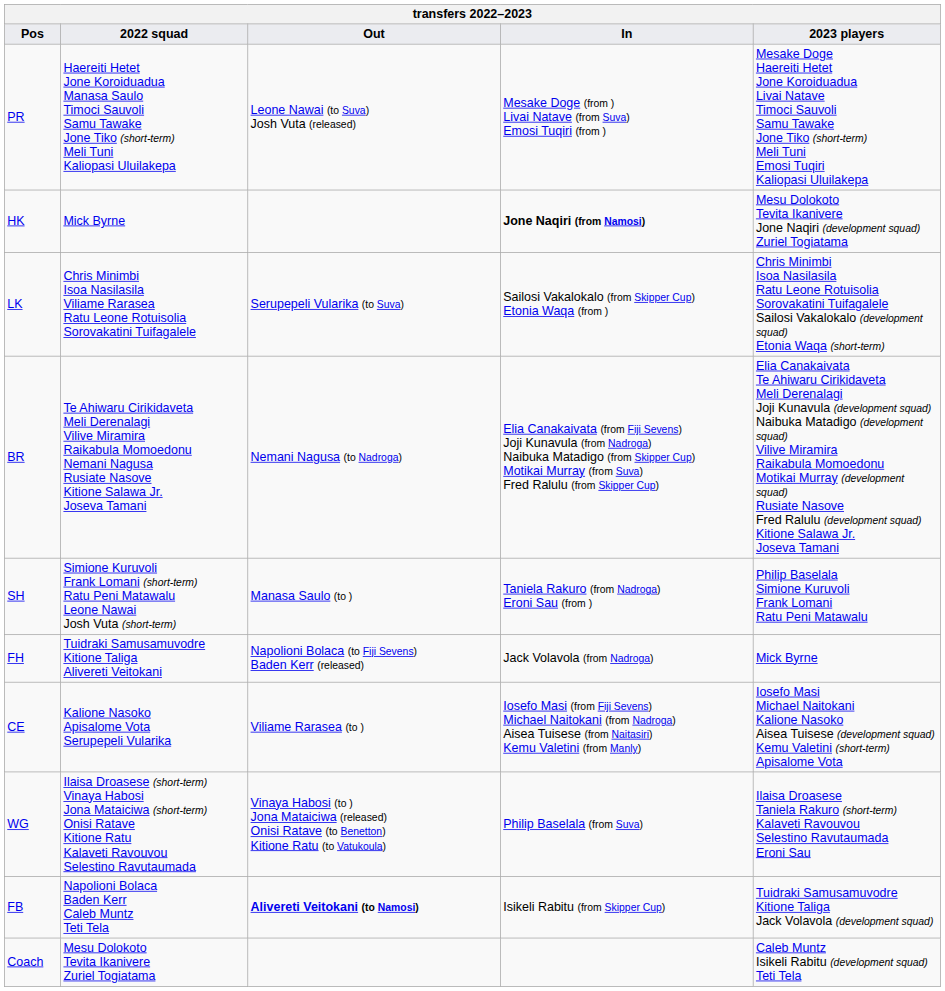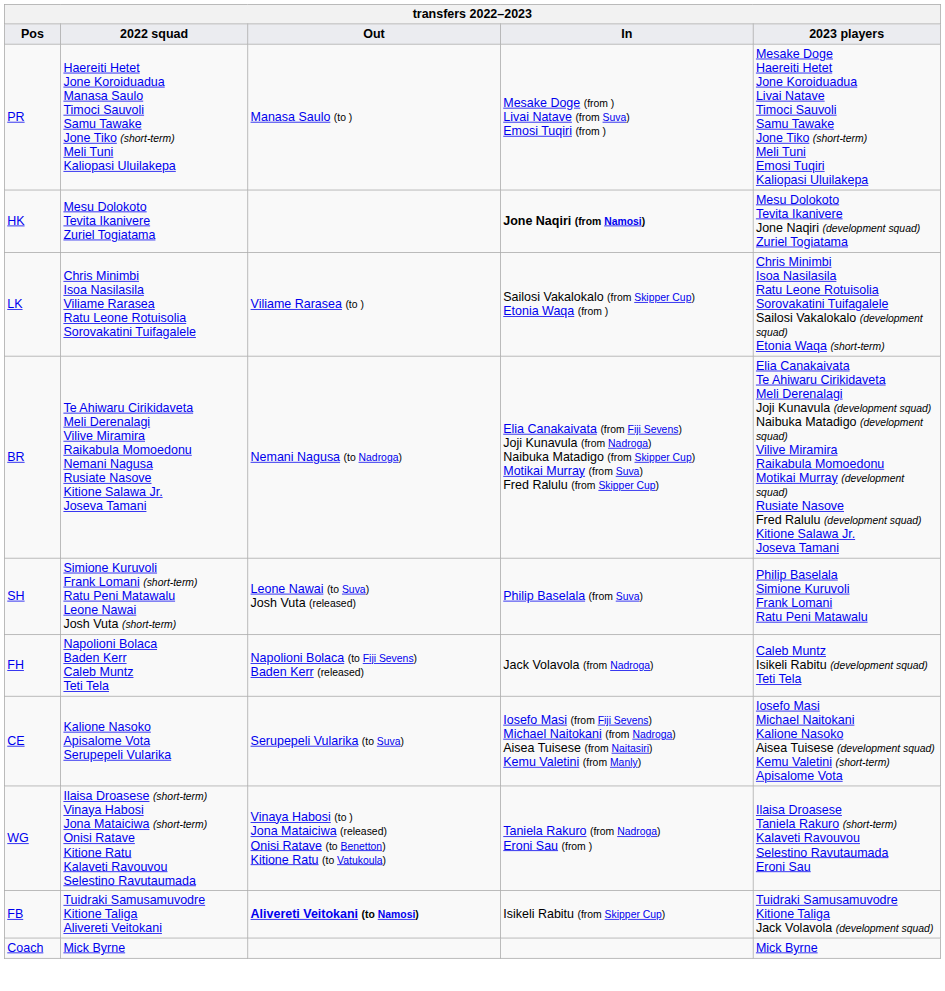(310, 117) Leone Nawai (to Suva) Josh Vuta (released) -> (301, 117) Manasa Saulo (to )
(94, 221) Mick Byrne -> (109, 221) Mesu Dolokoto Tevita Ikanivere Zuriel Togiatama
(327, 304) Serupepeli Vularika (to Suva) -> (307, 304) Viliame Rarasea (to )
(301, 596) Manasa Saulo (to ) -> (310, 596) Leone Nawai (to Suva) Josh Vuta (released)
(582, 596) Taniela Rakuro (from Nadroga) Eroni Sau (from ) -> (573, 596) Philip Baselala (from Suva)
(134, 658) Tuidraki Samusamuvodre Kitione Taliga Alivereti Veitokani -> (110, 665) Napolioni Bolaca Baden Kerr Caleb Muntz Teti Tela
(787, 658) Mick Byrne -> (842, 665) Caleb Muntz Isikeli Rabitu (development squad) Teti Tela
(307, 727) Viliame Rarasea (to ) -> (327, 741) Serupepeli Vularika (to Suva)
(573, 824) Philip Baselala (from Suva) -> (582, 838) Taniela Rakuro (from Nadroga) Eroni Sau (from )
(110, 907) Napolioni Bolaca Baden Kerr Caleb Muntz Teti Tela -> (134, 914) Tuidraki Samusamuvodre Kitione Taliga Alivereti Veitokani
(109, 962) Mesu Dolokoto Tevita Ikanivere Zuriel Togiatama -> (94, 948) Mick Byrne
(842, 962) Caleb Muntz Isikeli Rabitu (development squad) Teti Tela -> (787, 948) Mick Byrne
